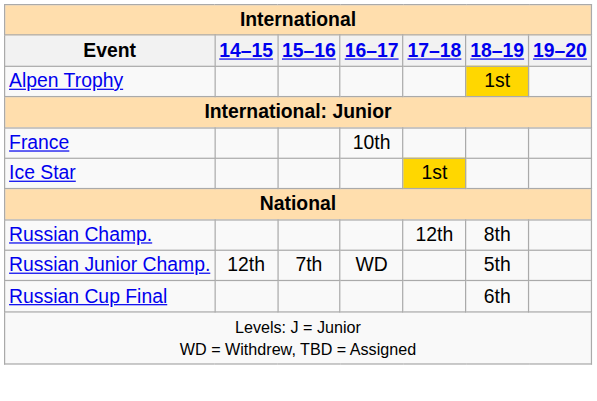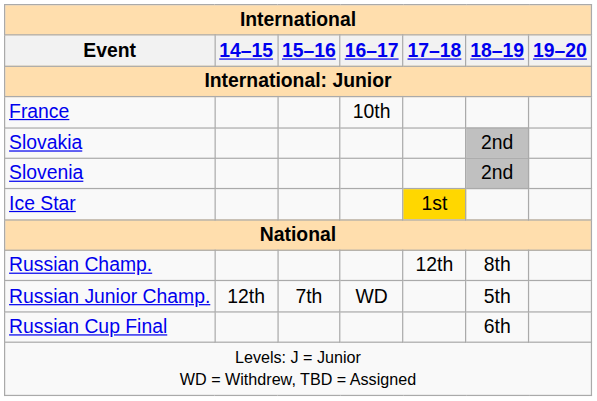- row: (66, 81)
+ row: (46, 142)
+ row: (46, 173)
